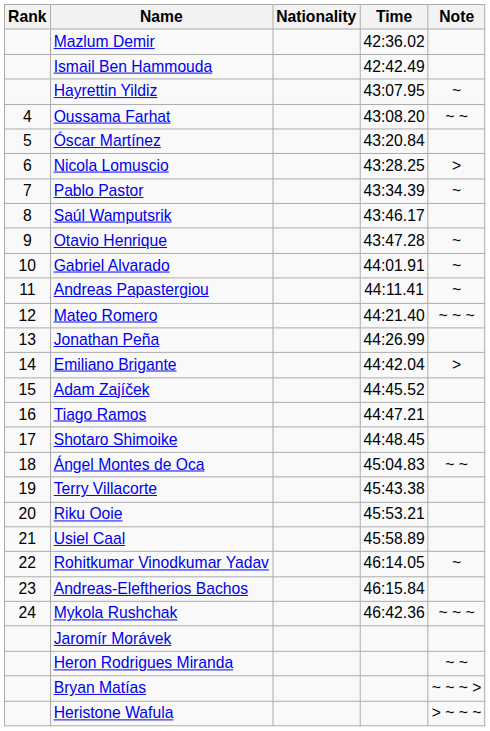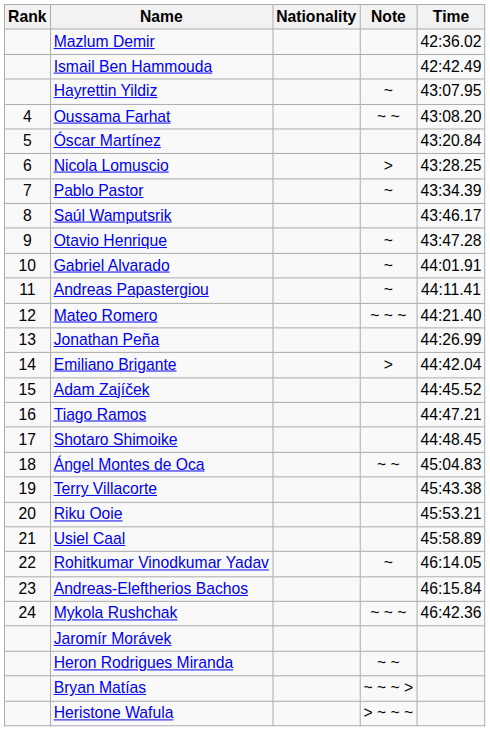columns swapped: (394, 16) <-> (457, 16)
